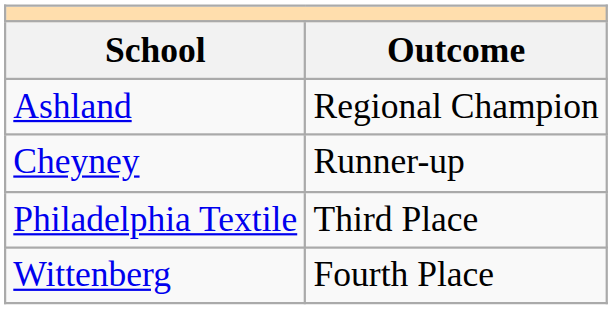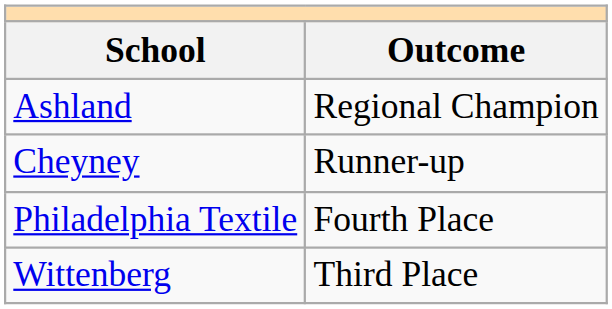(396, 218) Third Place -> (404, 218) Fourth Place
(404, 274) Fourth Place -> (396, 274) Third Place
